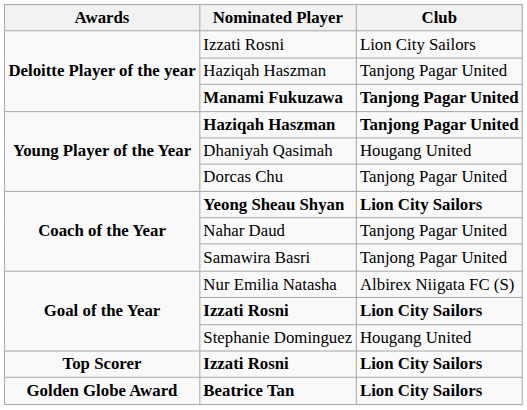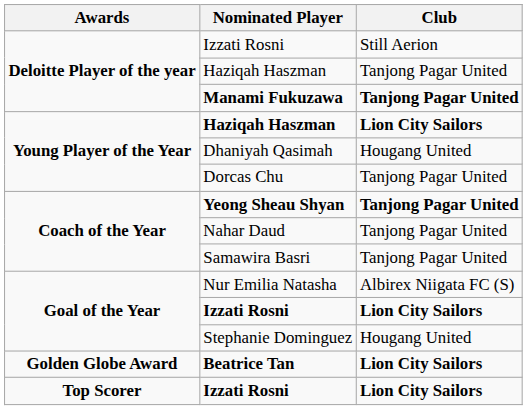(418, 44) Lion City Sailors -> (399, 44) Still Aerion
(439, 124) Tanjong Pagar United -> (421, 124) Lion City Sailors
(421, 204) Lion City Sailors -> (439, 204) Tanjong Pagar United
rows swapped: (102, 364) <-> (102, 390)
